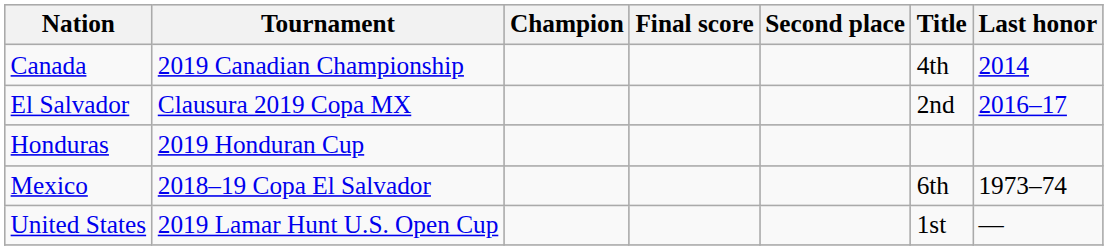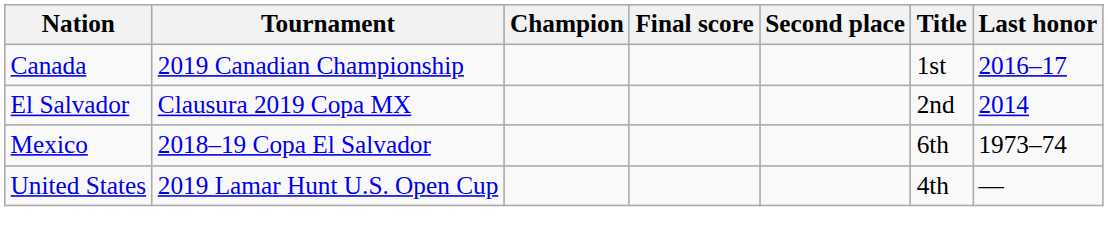(933, 64) 4th -> (931, 64) 1st
(1004, 64) 2014 -> (1023, 64) 2016–17
(1023, 104) 2016–17 -> (1004, 104) 2014
- row: (60, 144)
(931, 225) 1st -> (933, 184) 4th
